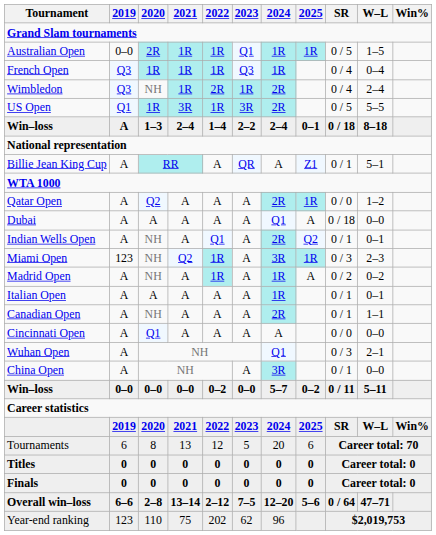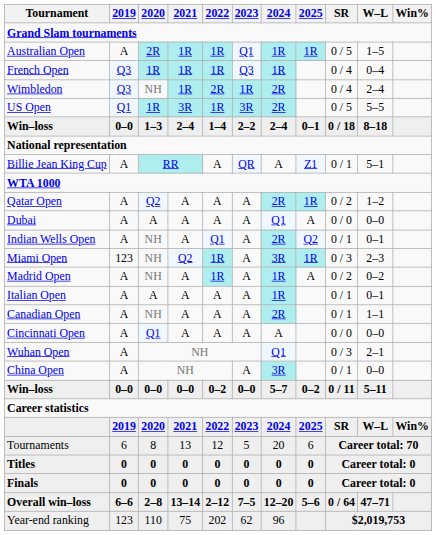(124, 51) 0–0 -> (124, 51) A
(124, 126) A -> (124, 126) 0–0
(341, 201) 0 / 0 -> (341, 201) 0 / 2
(341, 220) 0 / 18 -> (341, 220) 0 / 0
